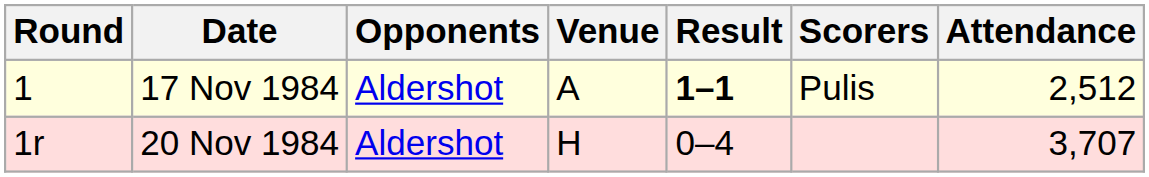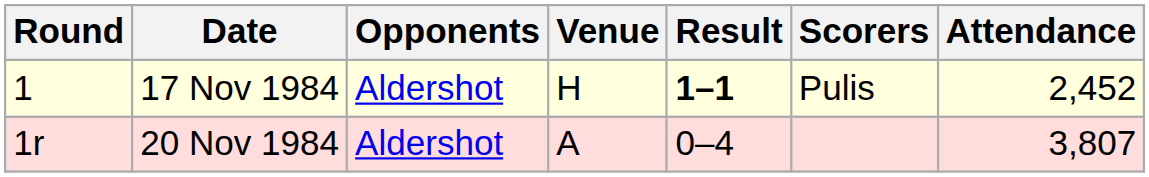(568, 87) A -> (569, 87) H
(1092, 87) 2,512 -> (1092, 87) 2,452
(569, 143) H -> (568, 143) A
(1092, 143) 3,707 -> (1092, 143) 3,807
